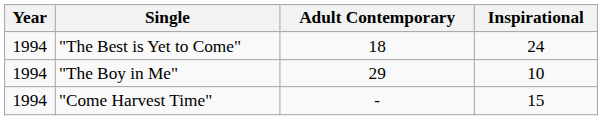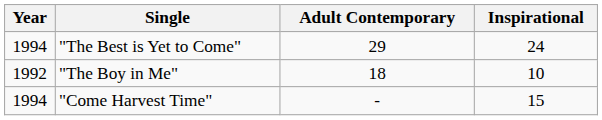(377, 45) 18 -> (377, 45) 29
(30, 73) 1994 -> (30, 73) 1992
(377, 73) 29 -> (377, 73) 18
